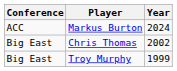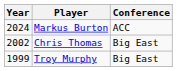columns swapped: (159, 12) <-> (35, 12)
